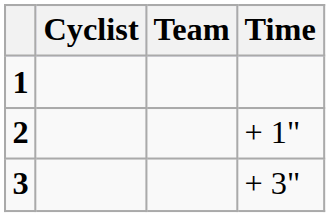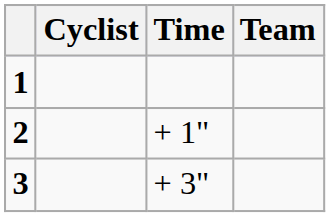columns swapped: (192, 30) <-> (280, 30)
